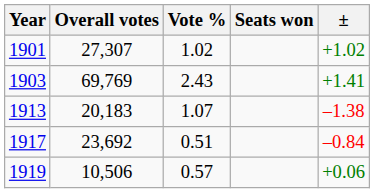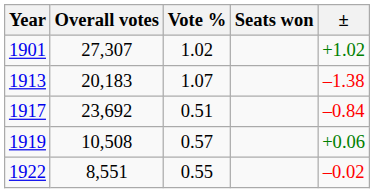- row: (27, 81)
(107, 172) 10,506 -> (107, 142) 10,508
+ row: (27, 172)
